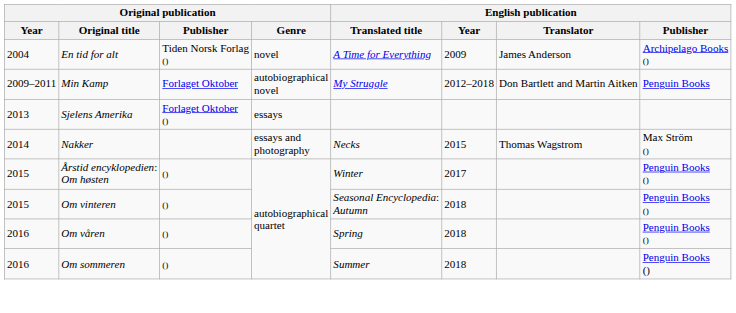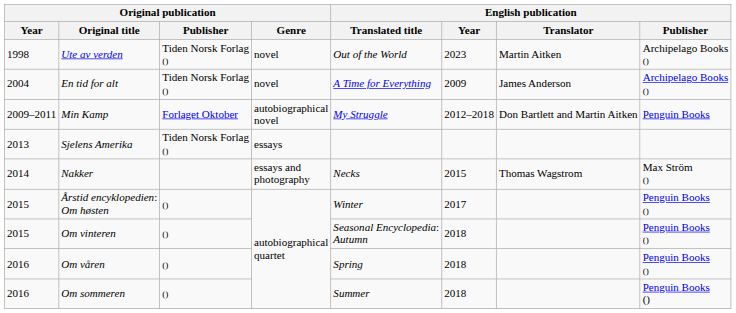+ row: (92, 54)
(200, 114) Forlaget Oktober () -> (206, 144) Tiden Norsk Forlag ()
